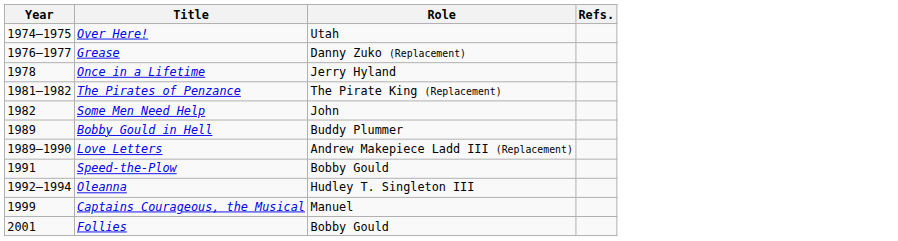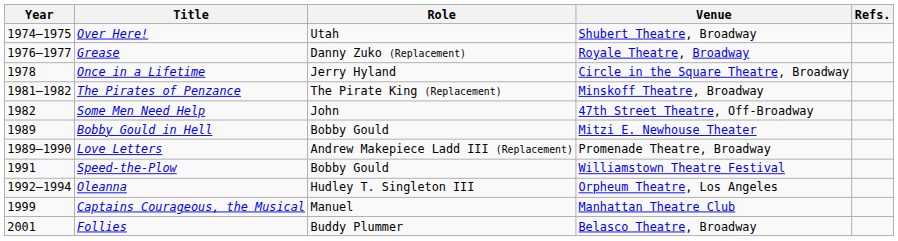+ column: (714, 14)
(357, 130) Buddy Plummer -> (350, 130) Bobby Gould
(350, 226) Bobby Gould -> (357, 226) Buddy Plummer
